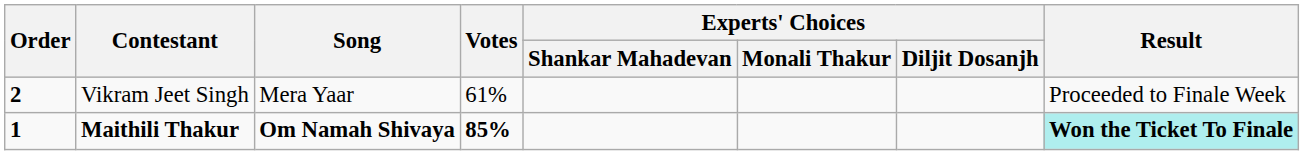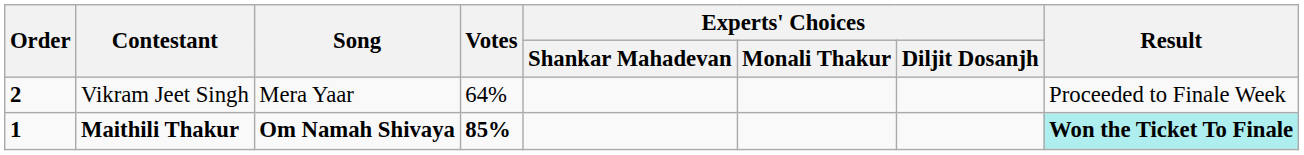(486, 94) 61% -> (486, 94) 64%
